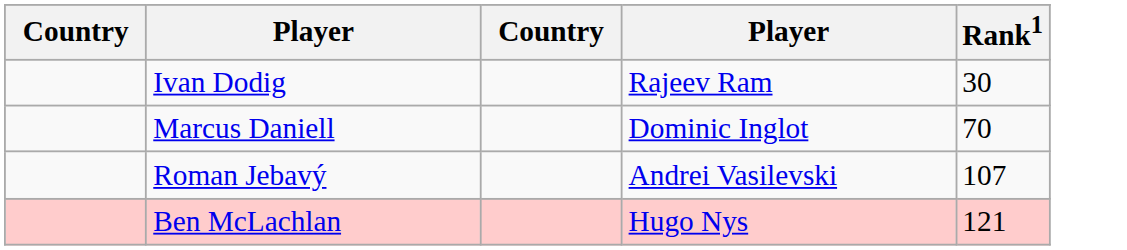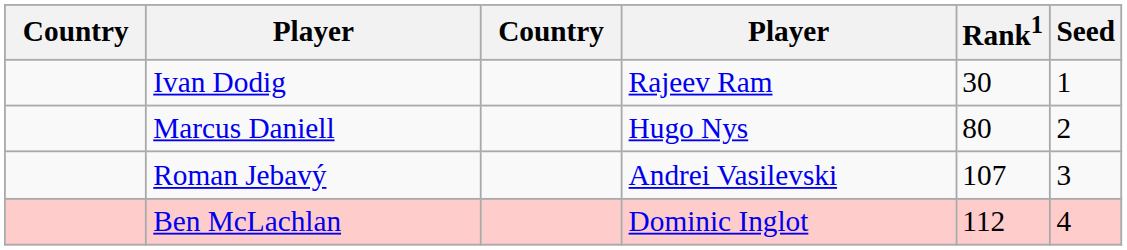+ column: (1086, 31)
(718, 128) Dominic Inglot -> (688, 128) Hugo Nys
(977, 128) 70 -> (977, 128) 80
(688, 221) Hugo Nys -> (718, 221) Dominic Inglot
(984, 221) 121 -> (984, 221) 112
